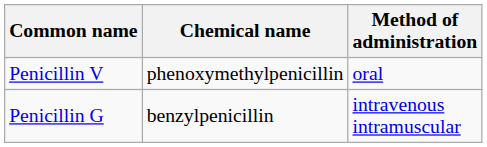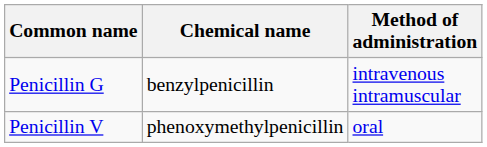rows swapped: (56, 73) <-> (56, 115)
